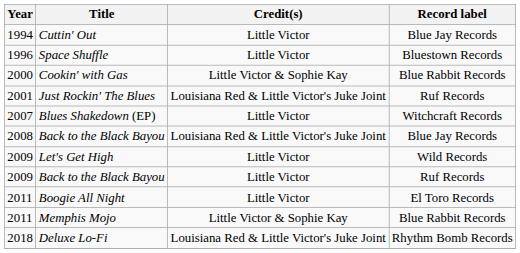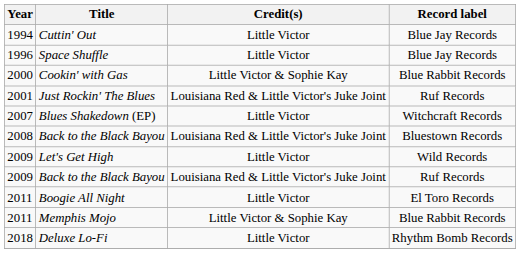(452, 55) Bluestown Records -> (452, 55) Blue Jay Records
(452, 136) Blue Jay Records -> (452, 136) Bluestown Records
(278, 177) Little Victor -> (278, 177) Louisiana Red & Little Victor's Juke Joint
(278, 237) Louisiana Red & Little Victor's Juke Joint -> (278, 237) Little Victor
